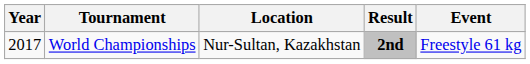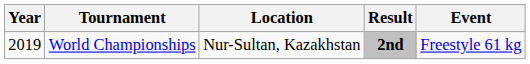(25, 45) 2017 -> (25, 45) 2019
